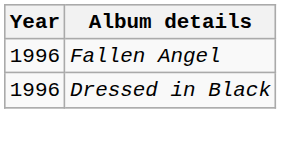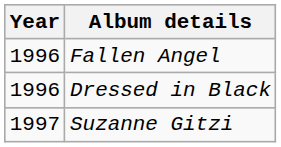+ row: (152, 124)
